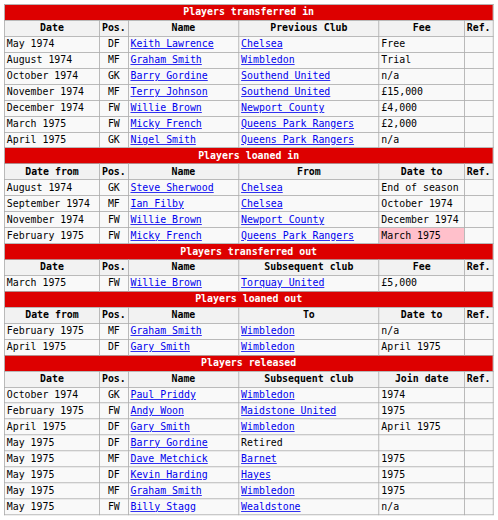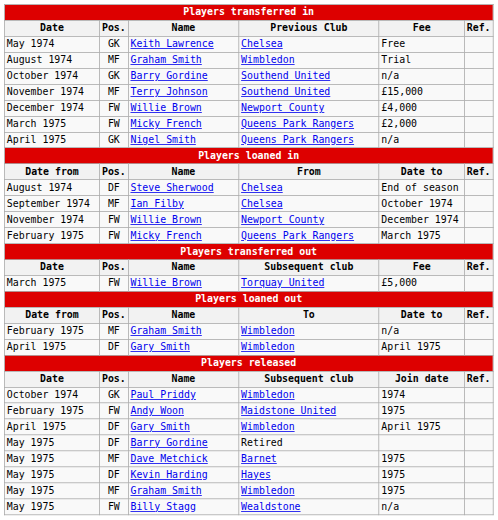(114, 45) DF -> (114, 45) GK
(114, 188) GK -> (114, 188) DF
(411, 236) pink background -> (411, 236) no background
